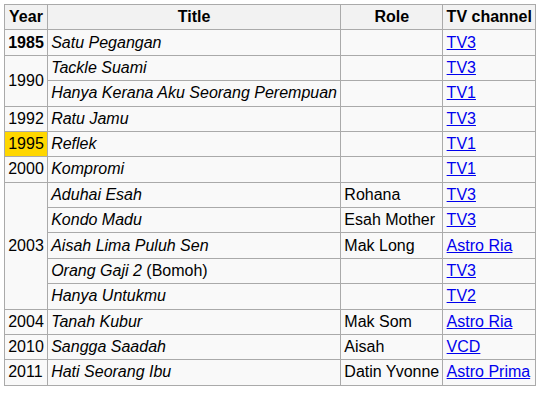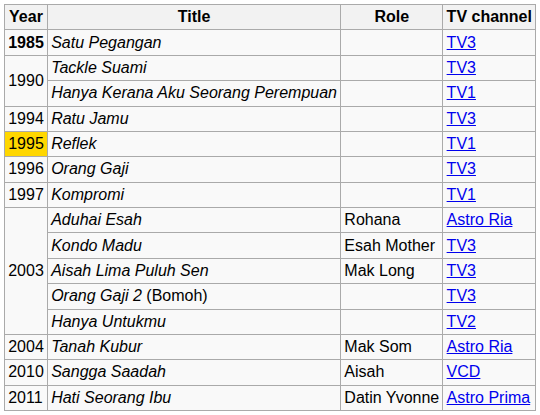(26, 118) 1992 -> (26, 118) 1994
+ row: (90, 169)
(26, 169) 2000 -> (26, 194) 1997
(461, 194) TV3 -> (480, 220) Astro Ria
(480, 245) Astro Ria -> (461, 270) TV3
